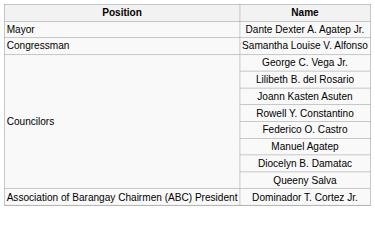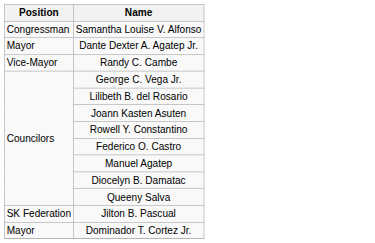rows swapped: (305, 46) <-> (305, 29)
+ row: (139, 63)
+ row: (139, 214)
(122, 197) Association of Barangay Chairmen (ABC) President -> (21, 230) Mayor
